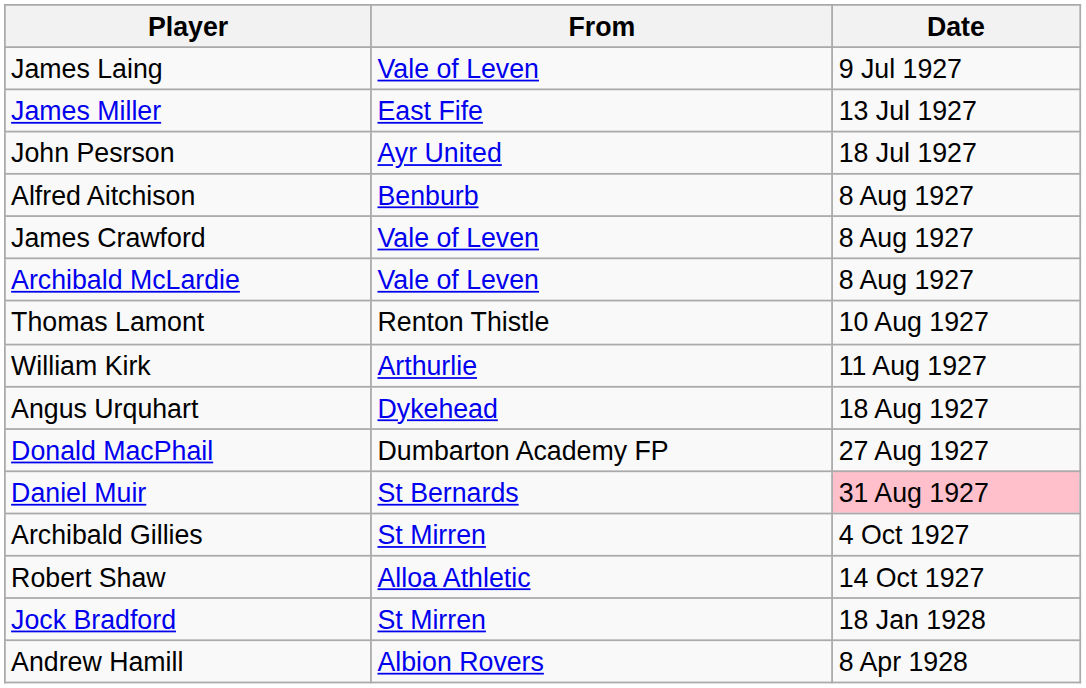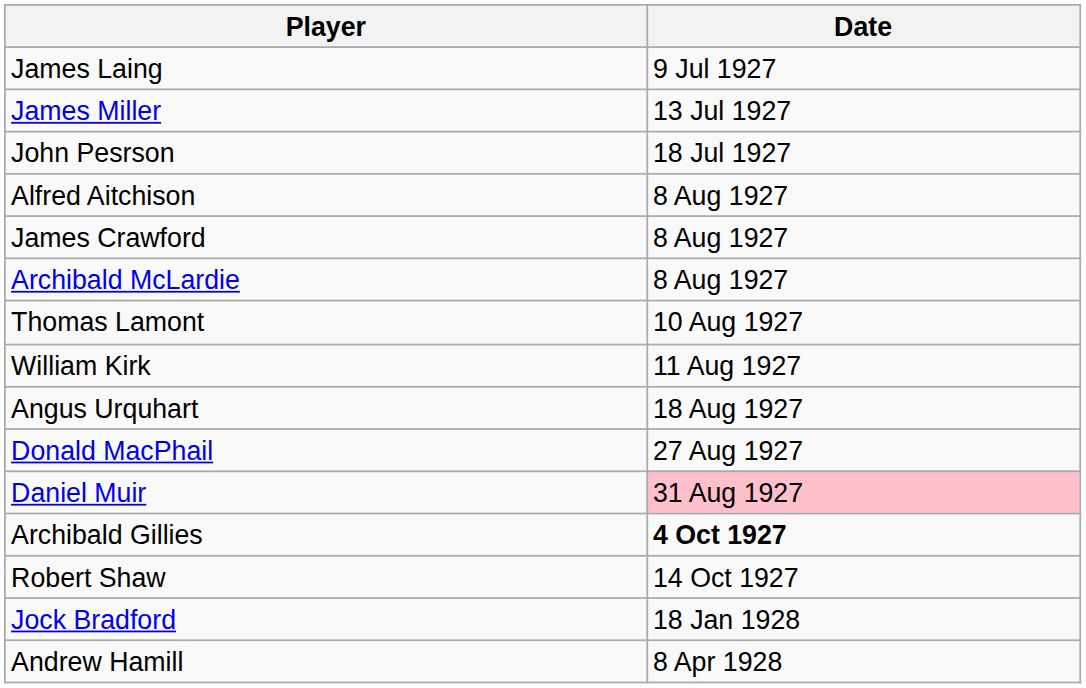- column: (602, 26)
(904, 534) normal -> (720, 534) bold
